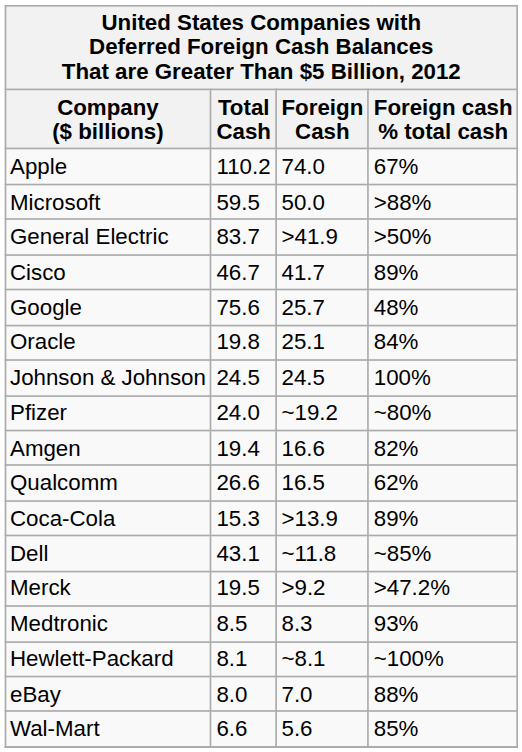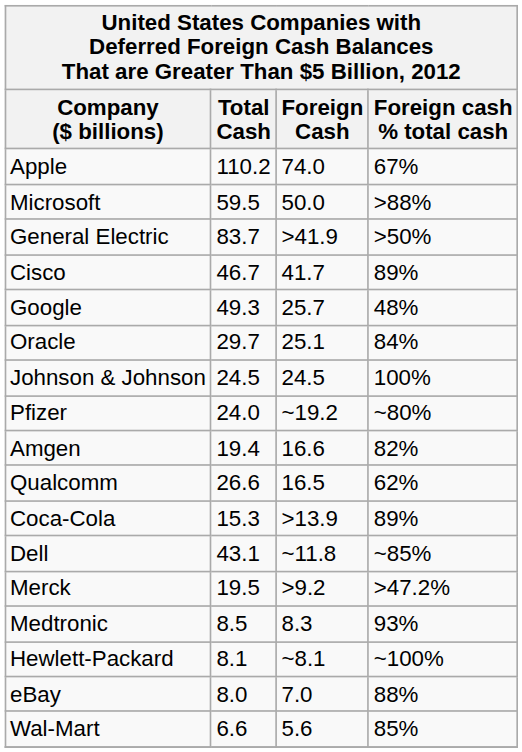(238, 307) 75.6 -> (238, 307) 49.3
(238, 343) 19.8 -> (238, 343) 29.7
